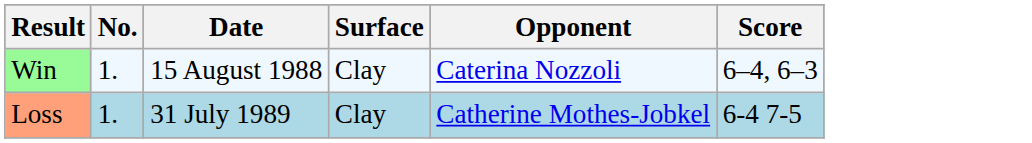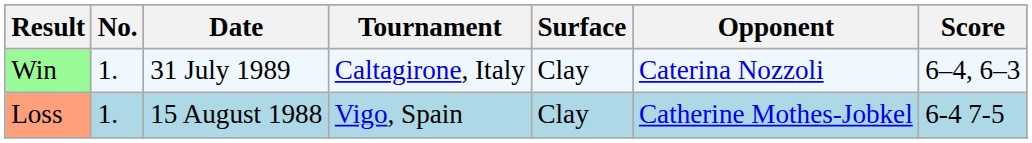+ column: (430, 26)
(236, 70) 15 August 1988 -> (220, 70) 31 July 1989
(220, 114) 31 July 1989 -> (236, 114) 15 August 1988
